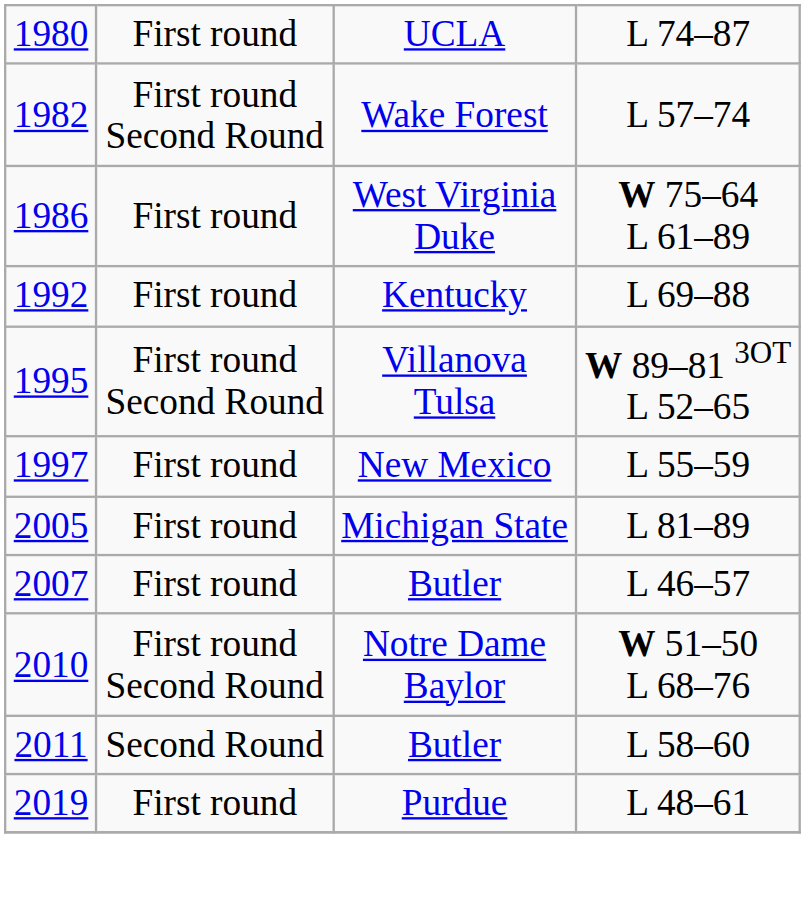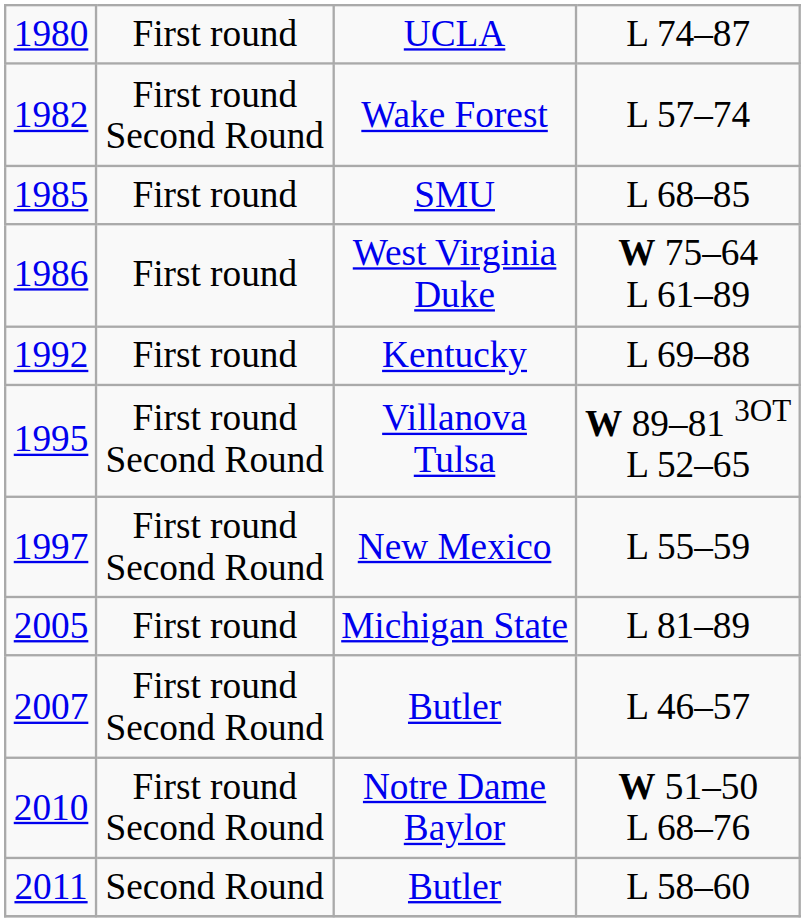+ row: (51, 194)
(215, 465) First round -> (215, 545) First round Second Round
(215, 583) First round -> (215, 705) First round Second Round
- row: (51, 803)
